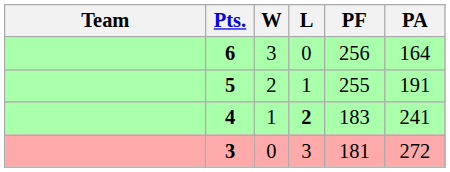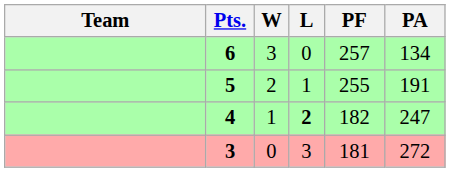(354, 53) 256 -> (354, 53) 257
(415, 53) 164 -> (415, 53) 134
(354, 118) 183 -> (354, 118) 182
(415, 118) 241 -> (415, 118) 247
